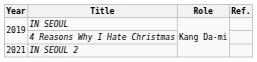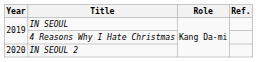(16, 50) 2021 -> (16, 50) 2020
